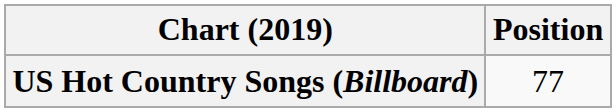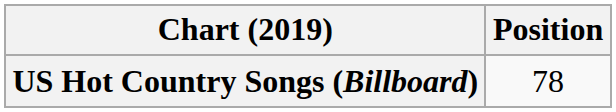(548, 80) 77 -> (548, 80) 78
